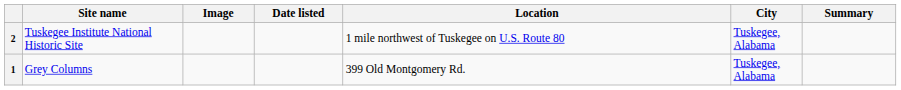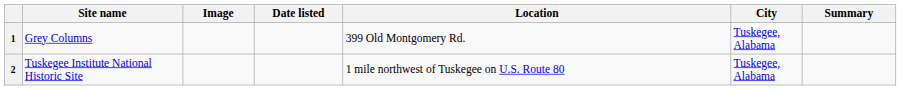rows swapped: (13, 70) <-> (13, 39)
